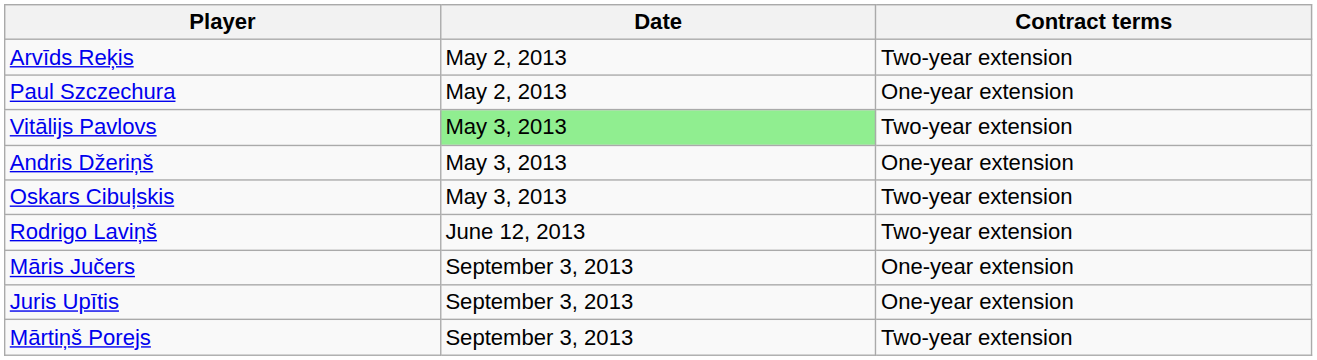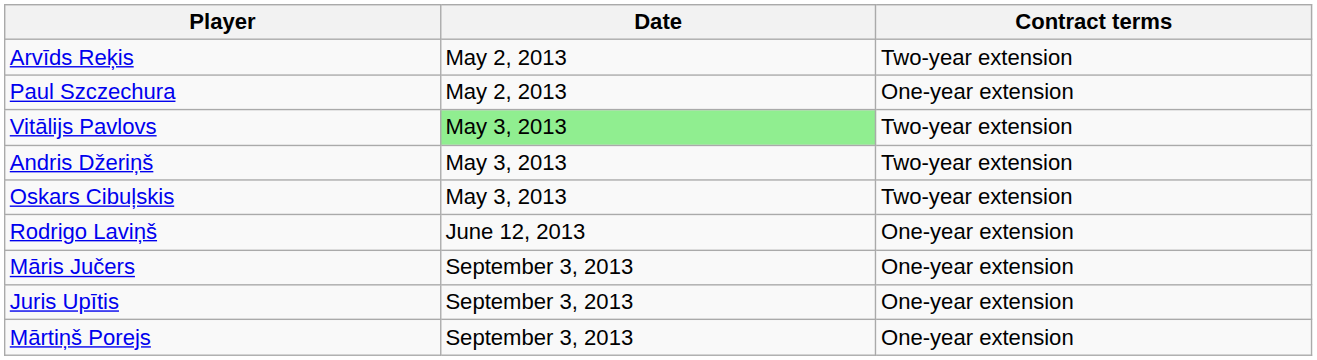(977, 162) One-year extension -> (977, 162) Two-year extension
(977, 232) Two-year extension -> (977, 232) One-year extension
(977, 337) Two-year extension -> (977, 337) One-year extension
